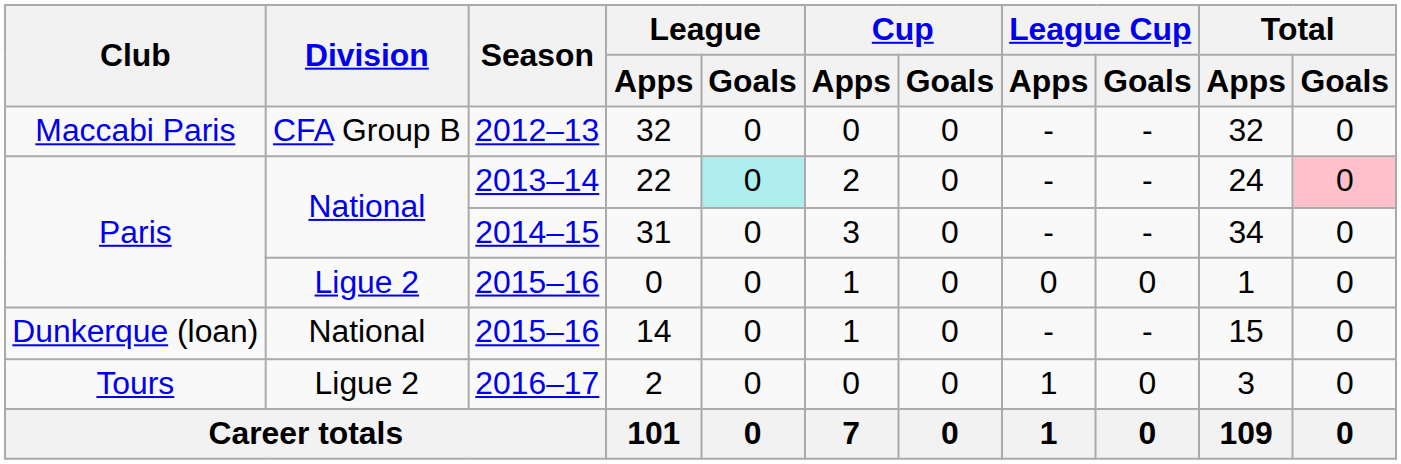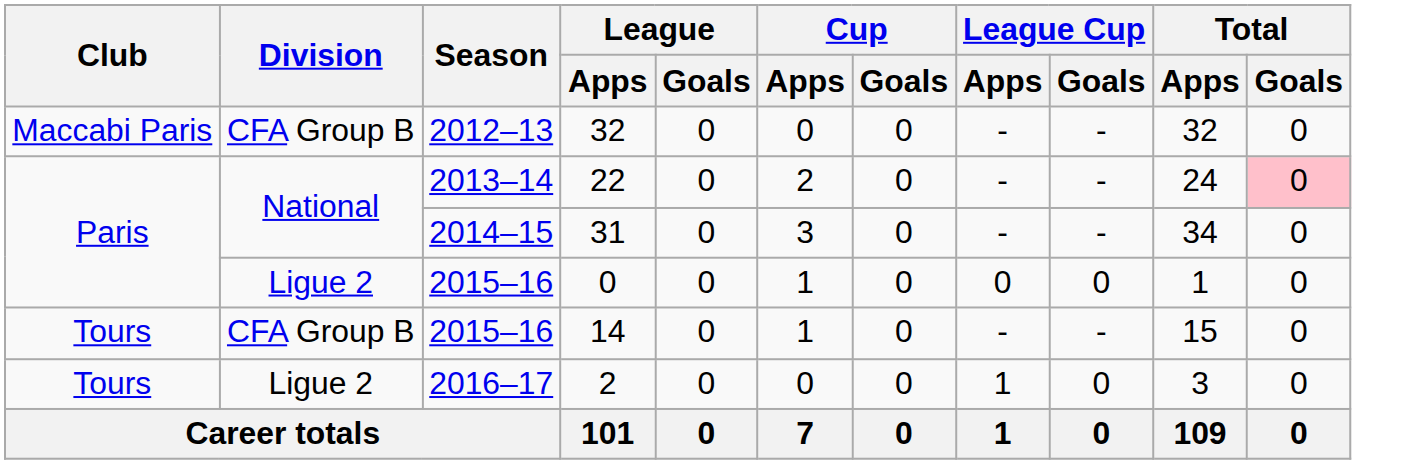(752, 181) paleturquoise background -> (706, 181) no background
(135, 332) Dunkerque (loan) -> (112, 332) Tours
(367, 332) National -> (321, 332) CFA Group B
